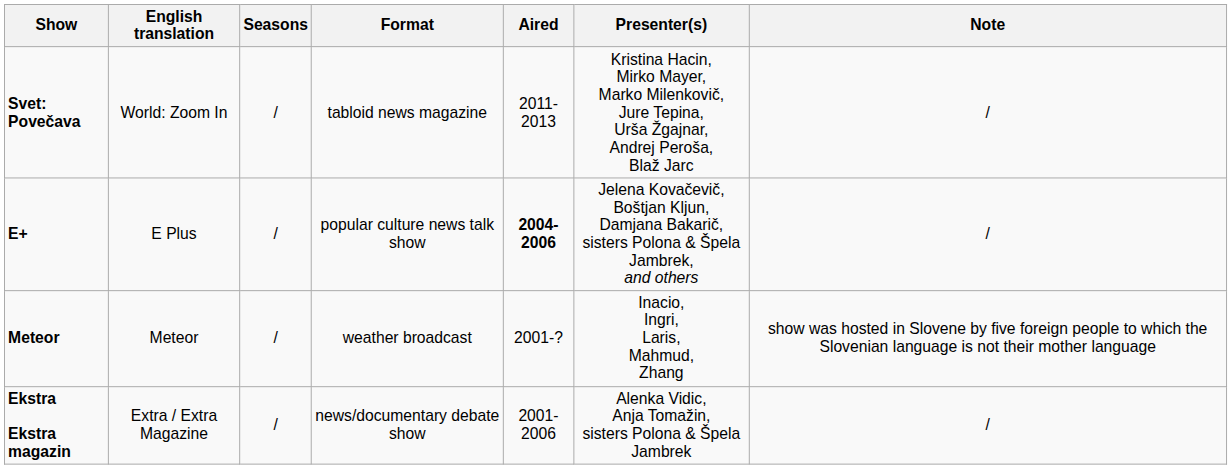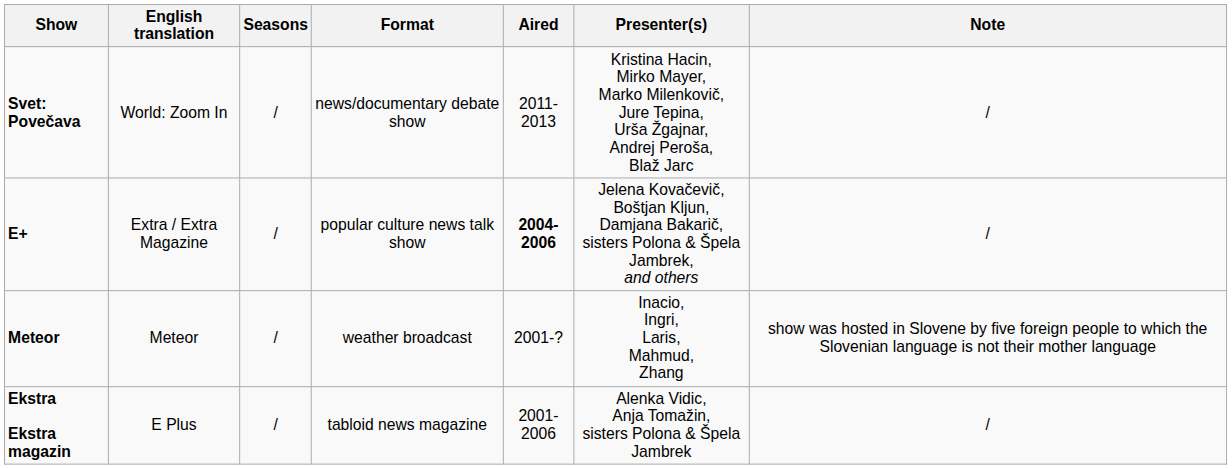(407, 112) tabloid news magazine -> (407, 112) news/documentary debate show
(174, 234) E Plus -> (174, 234) Extra / Extra Magazine
(174, 425) Extra / Extra Magazine -> (174, 425) E Plus
(407, 425) news/documentary debate show -> (407, 425) tabloid news magazine
